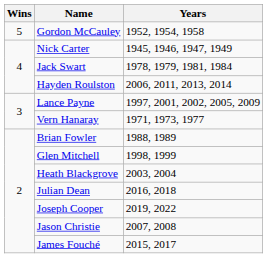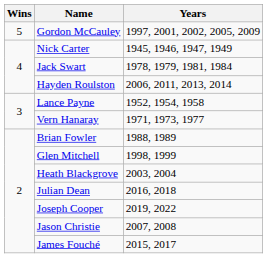(165, 31) 1952, 1954, 1958 -> (193, 31) 1997, 2001, 2002, 2005, 2009
(193, 102) 1997, 2001, 2002, 2005, 2009 -> (165, 102) 1952, 1954, 1958
